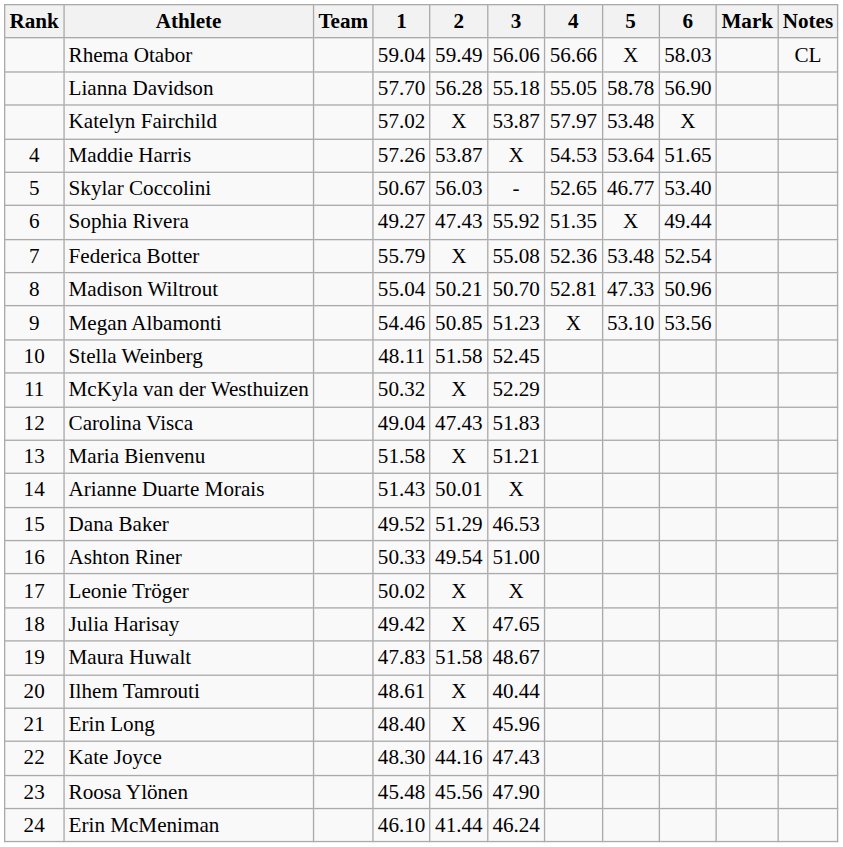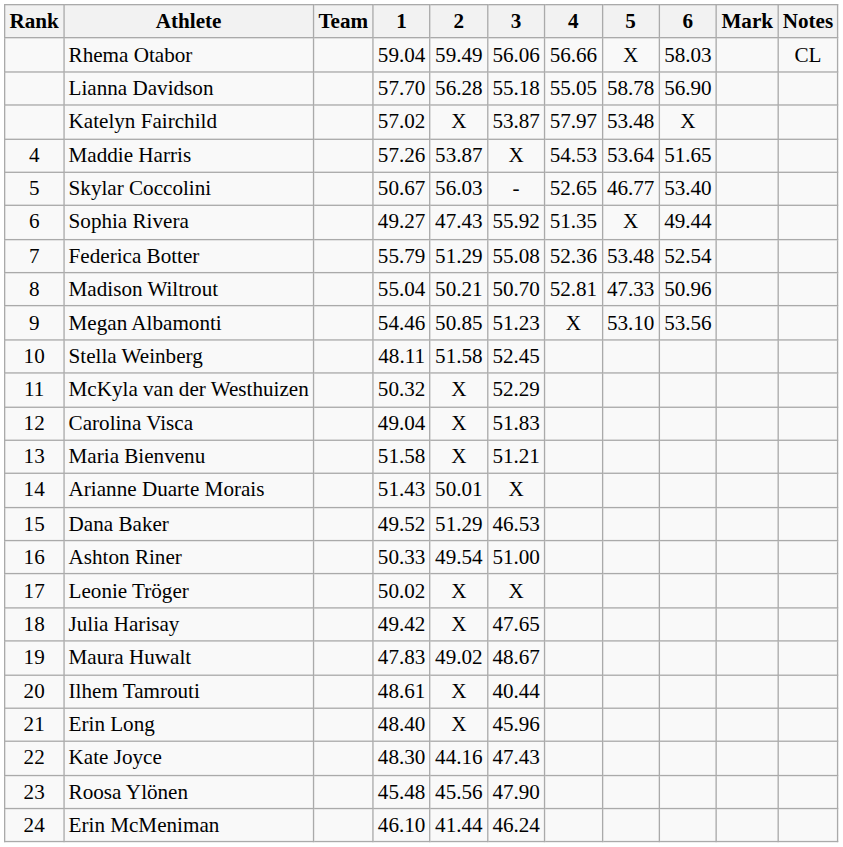(459, 255) X -> (459, 255) 51.29
(459, 423) 47.43 -> (459, 423) X
(459, 657) 51.58 -> (459, 657) 49.02
